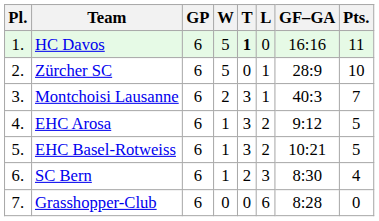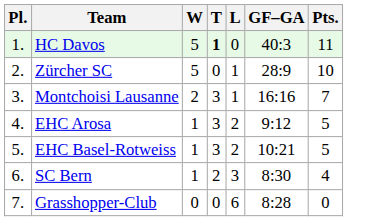- column: (198, 17)
(307, 44) 16:16 -> (276, 44) 40:3
(307, 96) 40:3 -> (276, 96) 16:16
